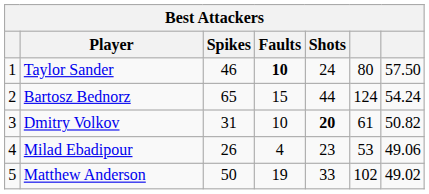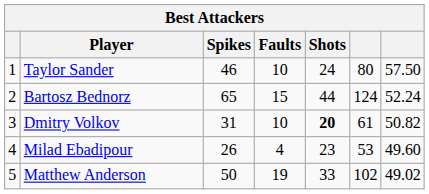(280, 70) bold -> (280, 70) normal
(403, 97) 54.24 -> (403, 97) 52.24
(403, 149) 49.06 -> (403, 149) 49.60
